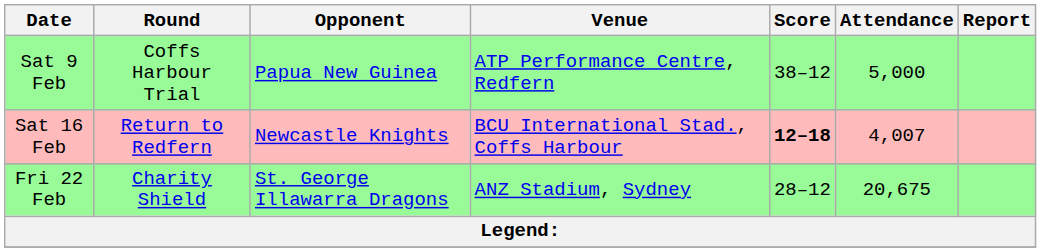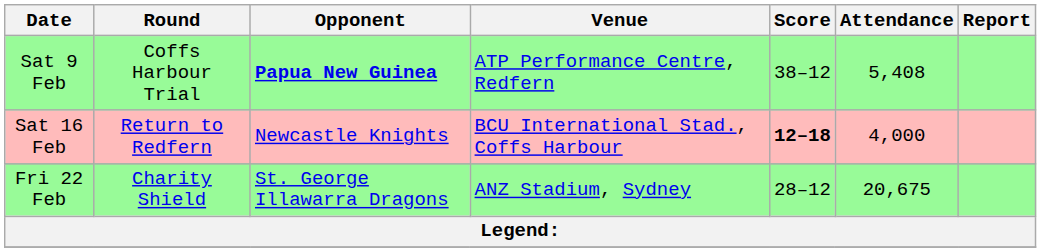(346, 73) normal -> (346, 73) bold
(897, 73) 5,000 -> (897, 73) 5,408
(897, 137) 4,007 -> (897, 137) 4,000
